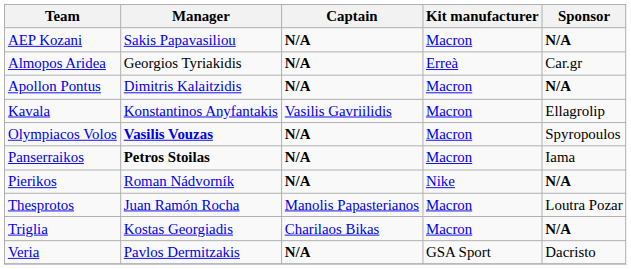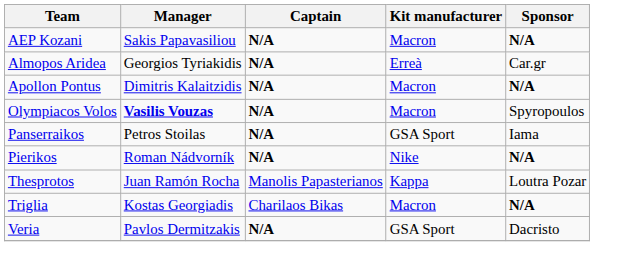- row: (29, 110)
(167, 157) bold -> (164, 134) normal
(449, 157) Macron -> (422, 134) GSA Sport
(449, 205) Macron -> (409, 181) Kappa
